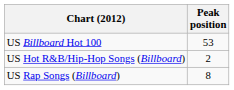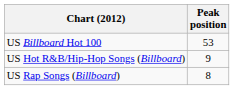(208, 59) 2 -> (208, 59) 9
